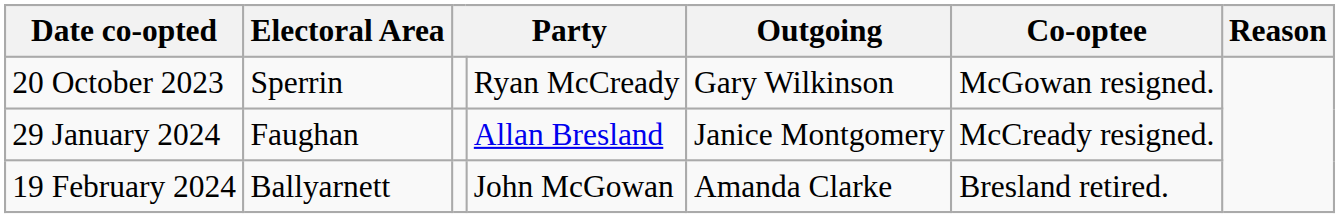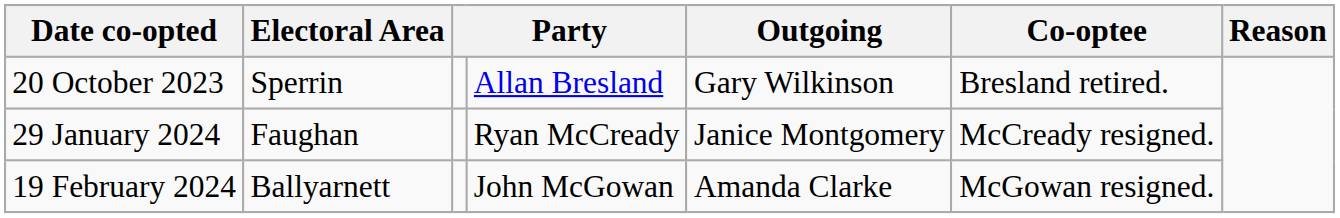(577, 82) Ryan McCready -> (569, 82) Allan Bresland
(1087, 82) McGowan resigned. -> (1064, 82) Bresland retired.
(569, 134) Allan Bresland -> (577, 134) Ryan McCready
(1064, 186) Bresland retired. -> (1087, 186) McGowan resigned.
